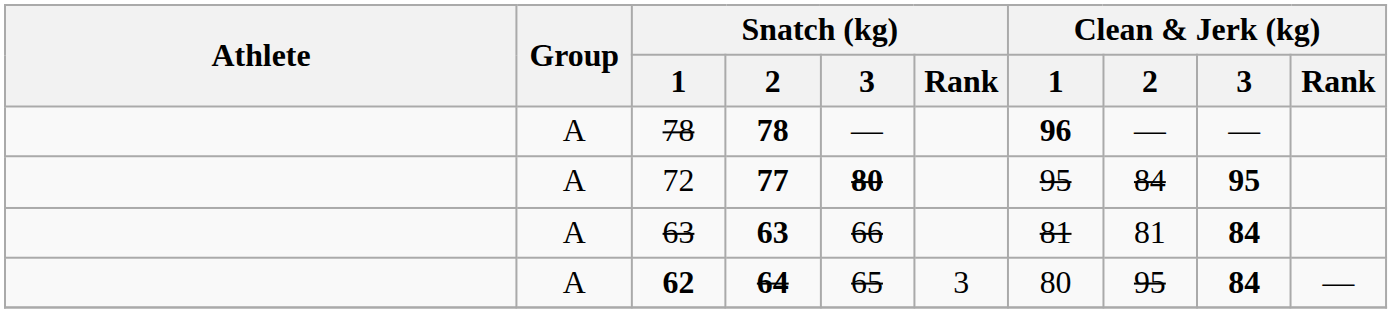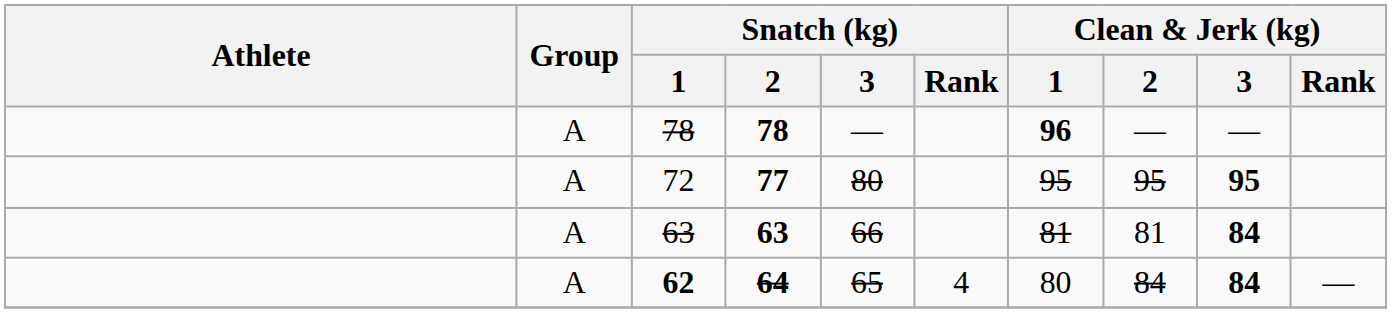(867, 181) bold -> (867, 181) normal
(1150, 181) 84 -> (1150, 181) 95
(961, 282) 3 -> (961, 282) 4
(1150, 282) 95 -> (1150, 282) 84
